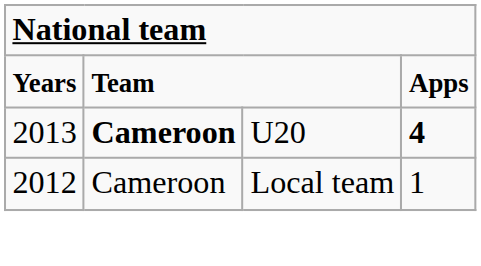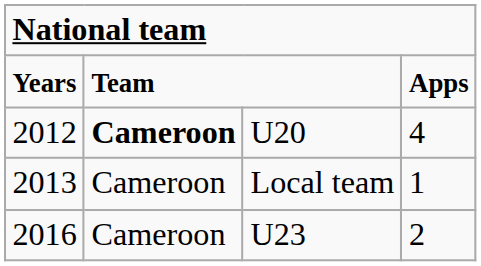(45, 132) 2013 -> (45, 132) 2012
(417, 132) bold -> (417, 132) normal
(45, 183) 2012 -> (45, 183) 2013
+ row: (278, 234)
